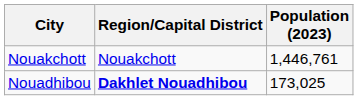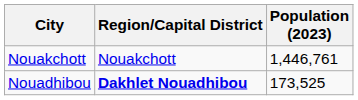(298, 82) 173,025 -> (298, 82) 173,525
